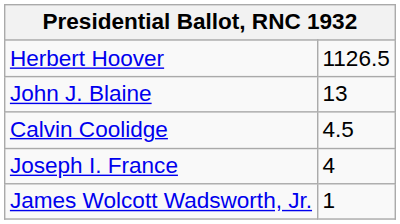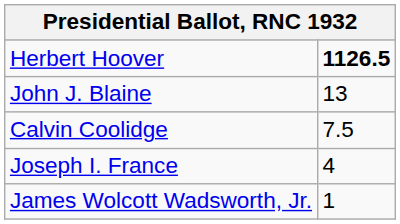(356, 58) normal -> (356, 58) bold
(338, 129) 4.5 -> (338, 129) 7.5
